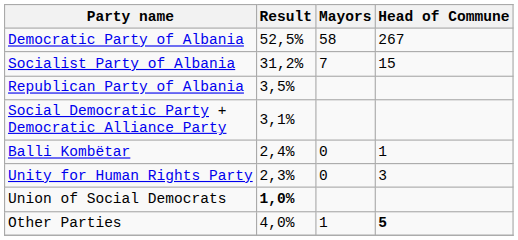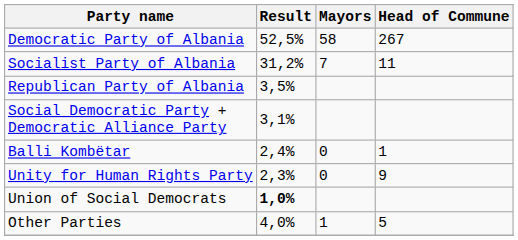(387, 64) 15 -> (387, 64) 11
(383, 176) 3 -> (383, 176) 9
(383, 223) bold -> (383, 223) normal
